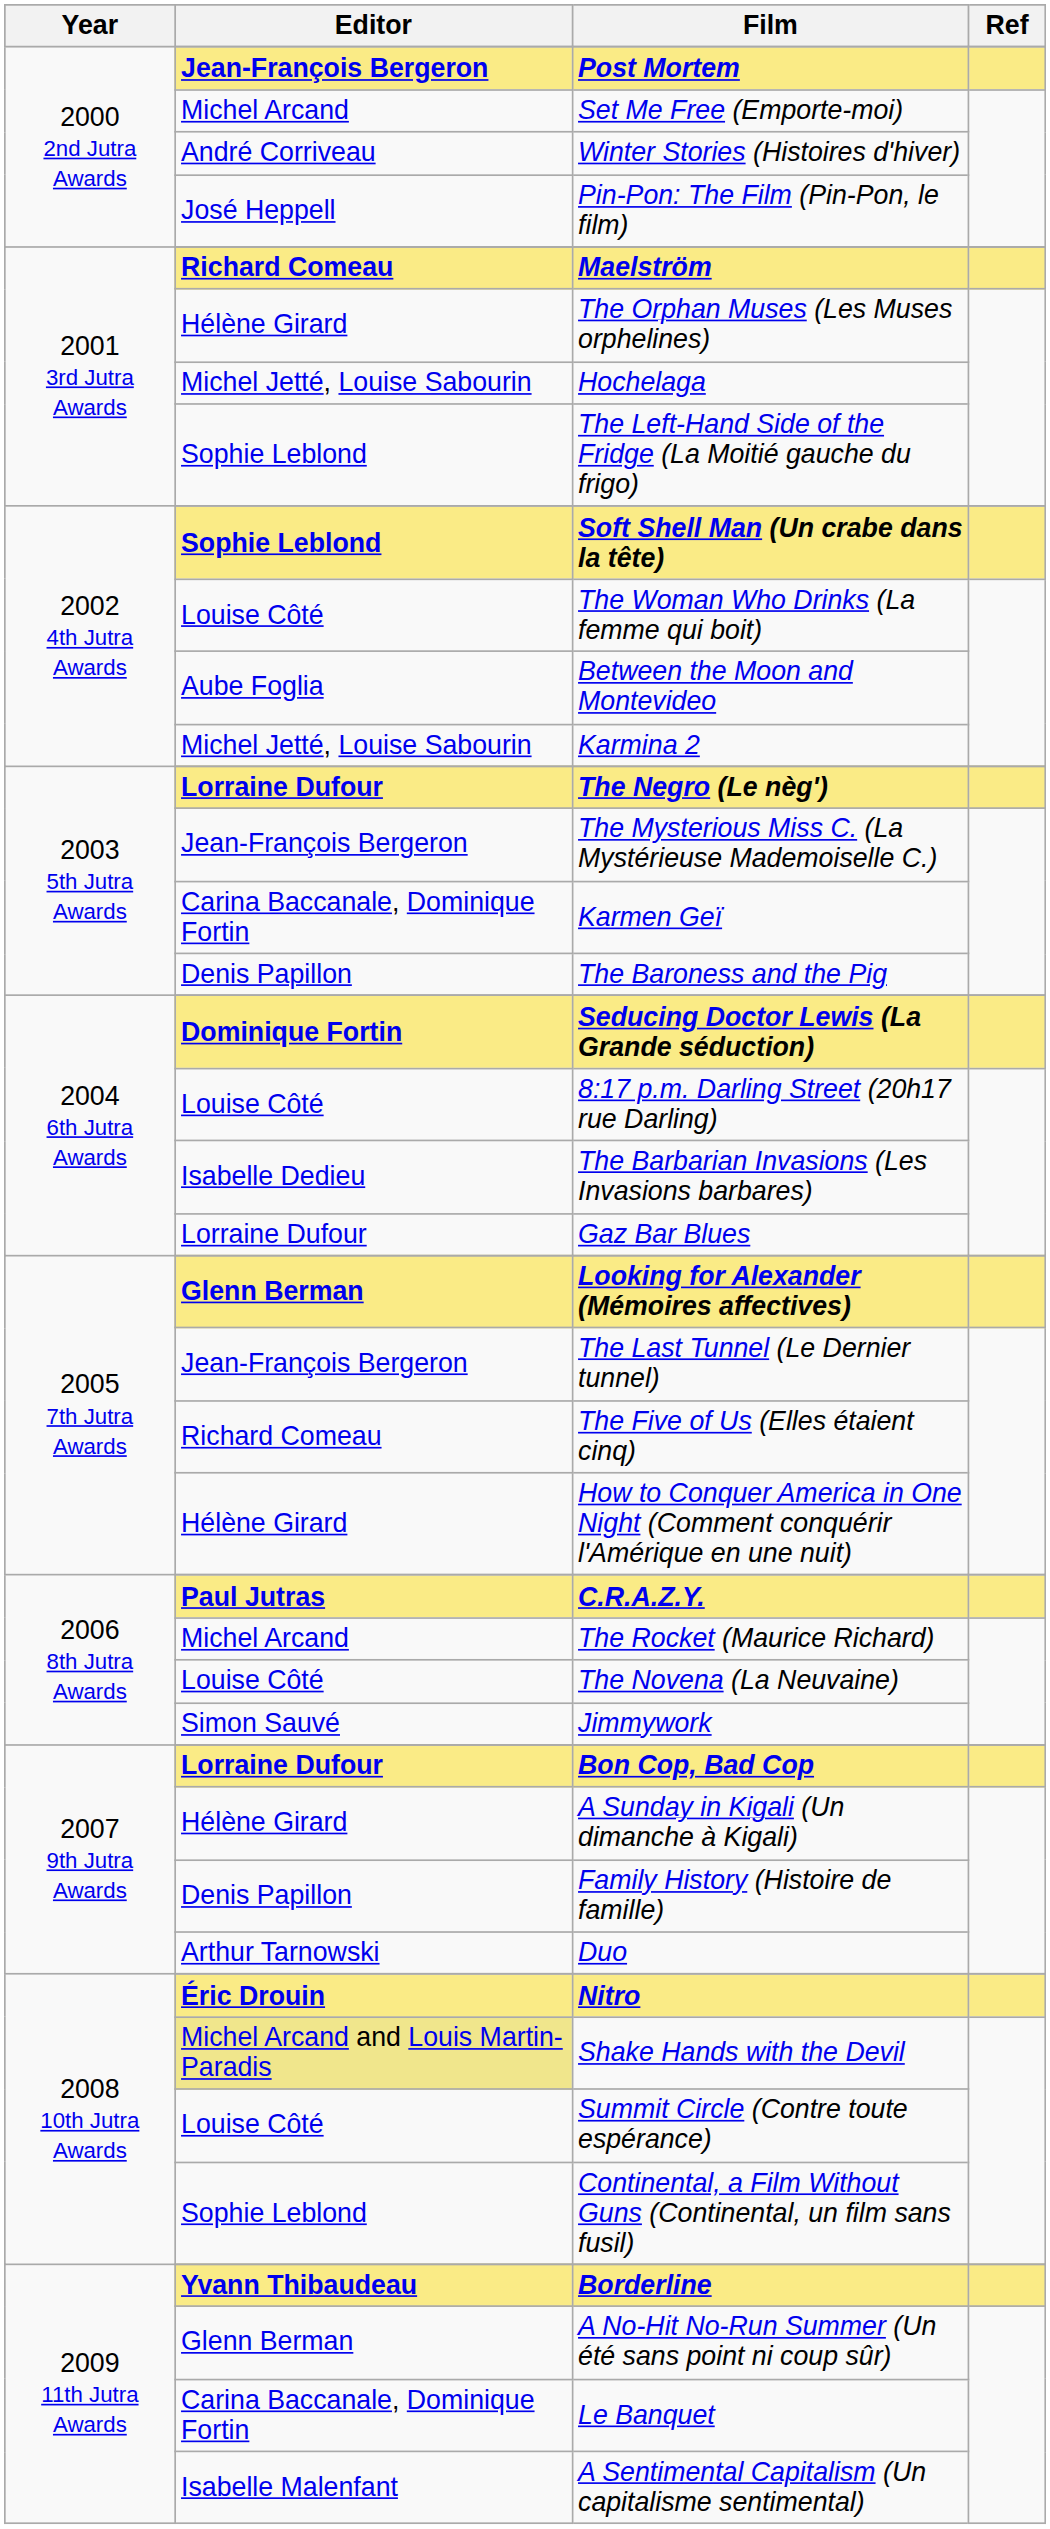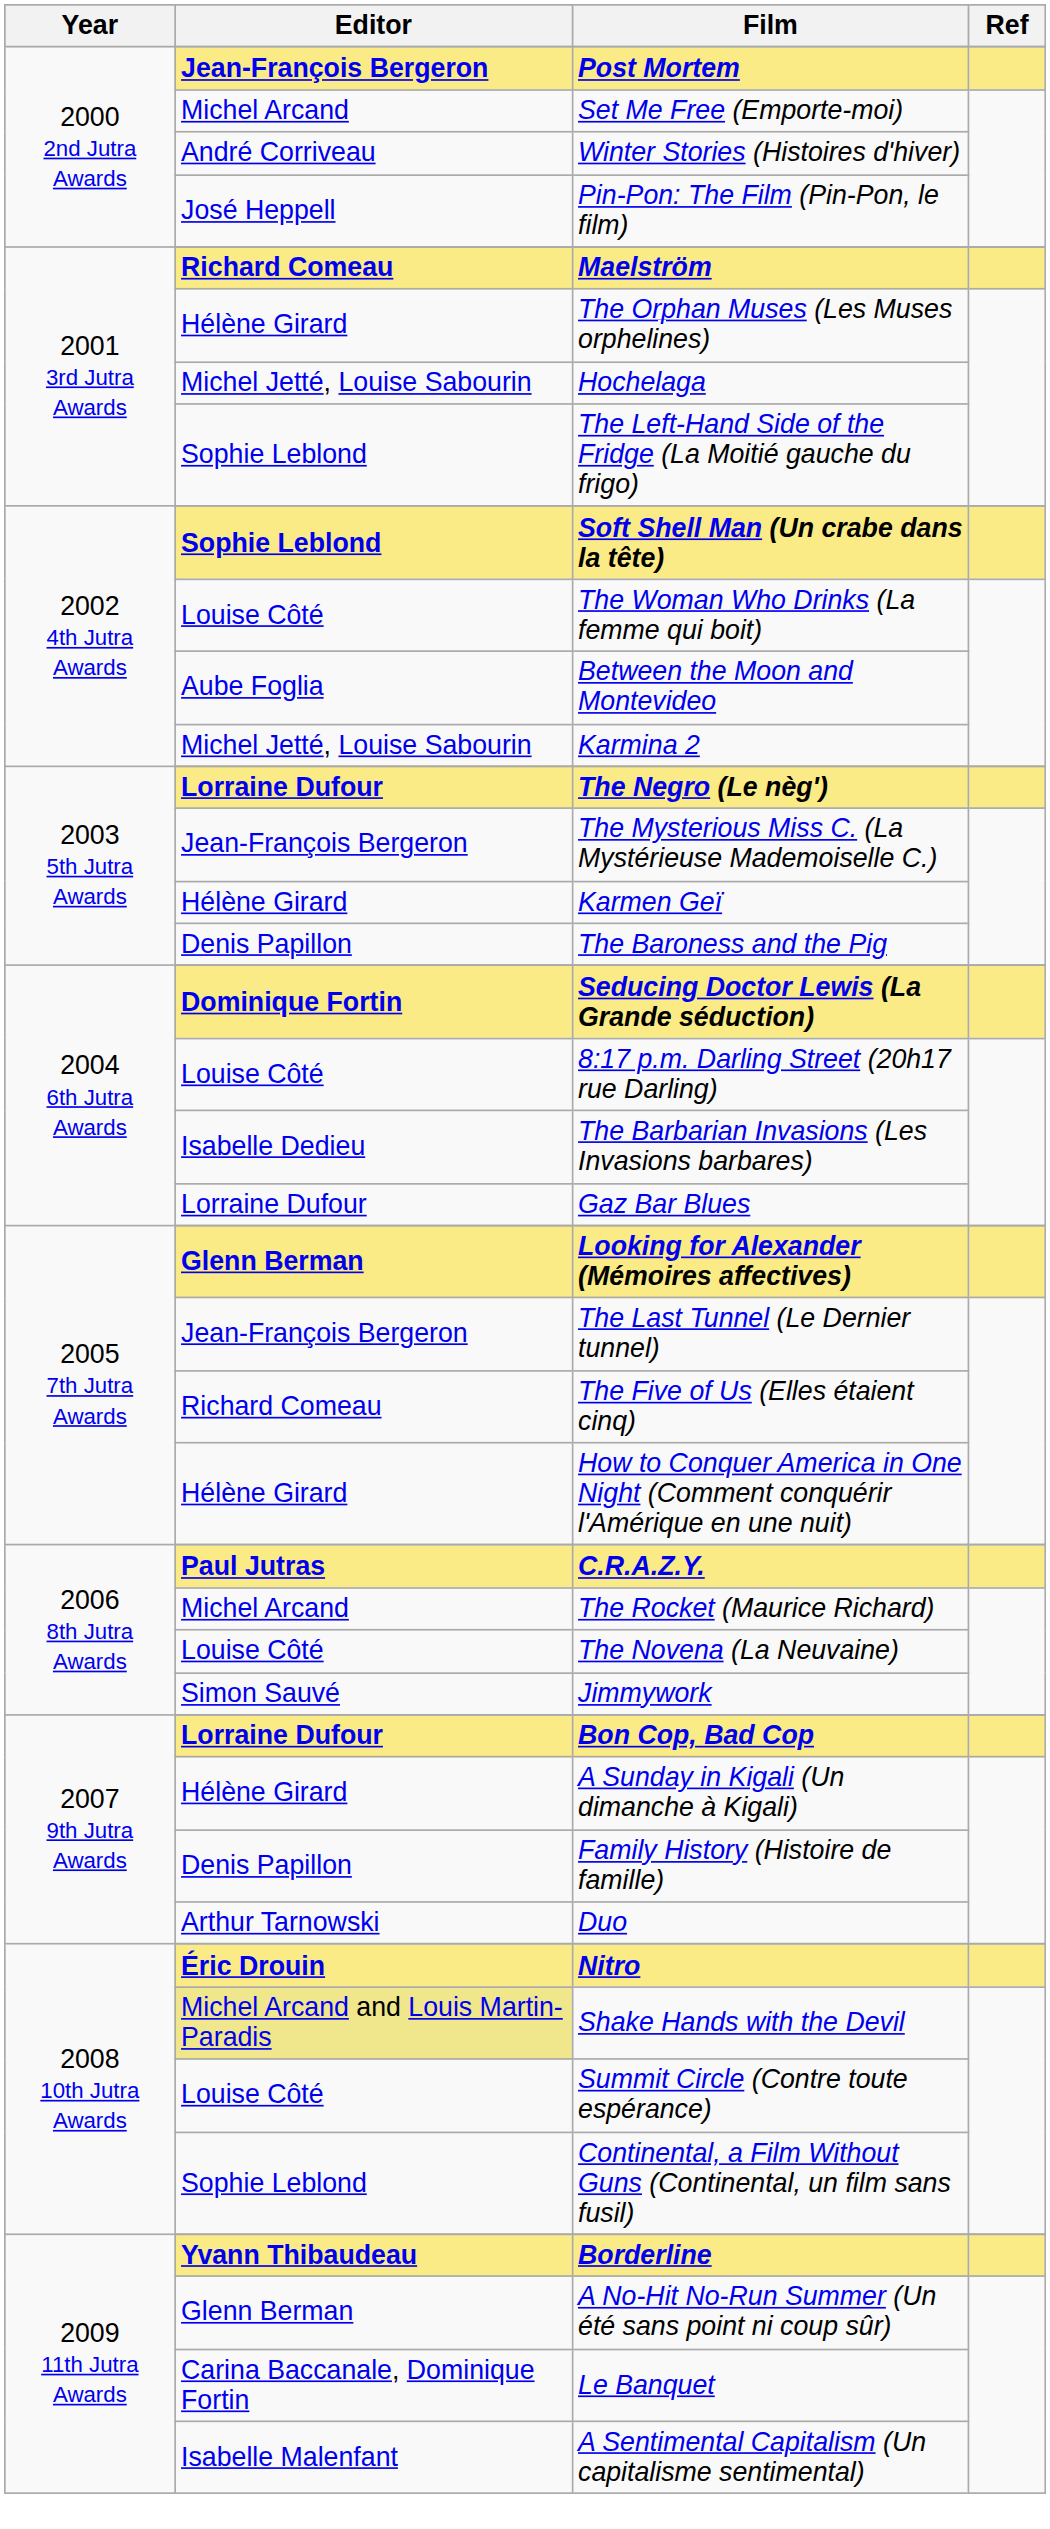(358, 916) Carina Baccanale, Dominique Fortin -> (264, 901) Hélène Girard
